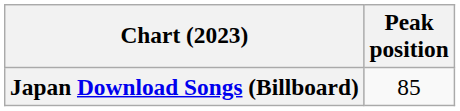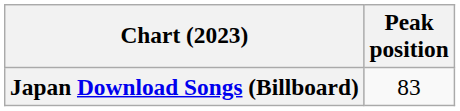(409, 86) 85 -> (409, 86) 83
